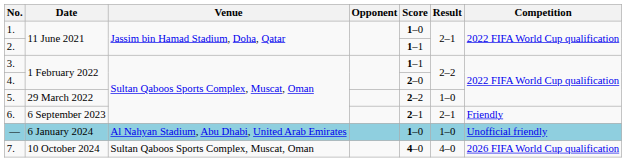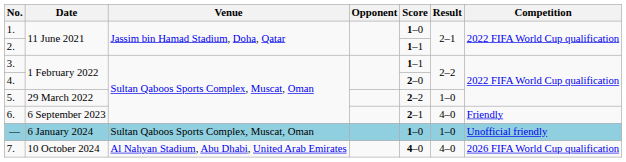(447, 115) 2–1 -> (447, 115) 4–0
(229, 132) Al Nahyan Stadium, Abu Dhabi, United Arab Emirates -> (212, 132) Sultan Qaboos Sports Complex, Muscat, Oman
(212, 149) Sultan Qaboos Sports Complex, Muscat, Oman -> (229, 149) Al Nahyan Stadium, Abu Dhabi, United Arab Emirates
